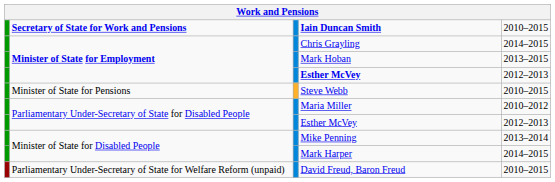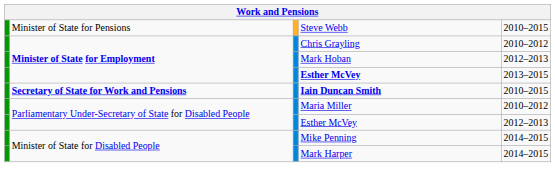rows swapped: (99, 28) <-> (71, 91)
(526, 43) 2014–2015 -> (526, 43) 2010–2012
(526, 59) 2013–2015 -> (526, 59) 2012–2013
(526, 75) 2012–2013 -> (526, 75) 2013–2015
(526, 138) 2013–2014 -> (526, 138) 2014–2015
- row: (148, 169)
